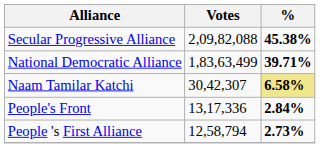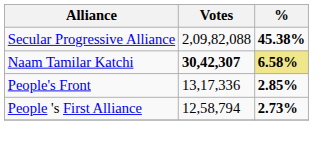- row: (95, 62)
(217, 85) normal -> (211, 62) bold
(284, 108) 2.84% -> (278, 85) 2.85%
